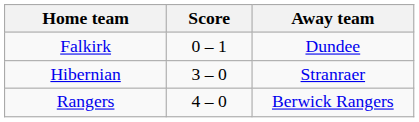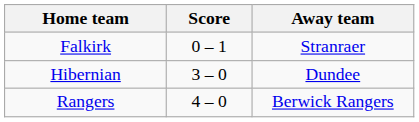(333, 46) Dundee -> (333, 46) Stranraer
(333, 74) Stranraer -> (333, 74) Dundee
